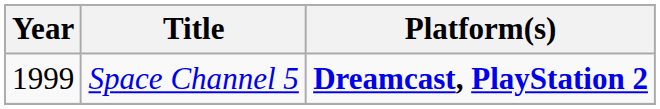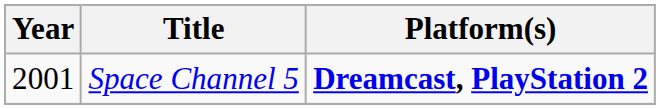(43, 78) 1999 -> (43, 78) 2001
